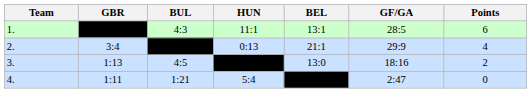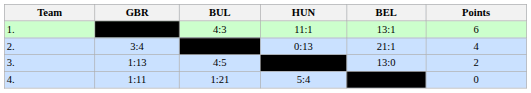- column: (396, 12)
